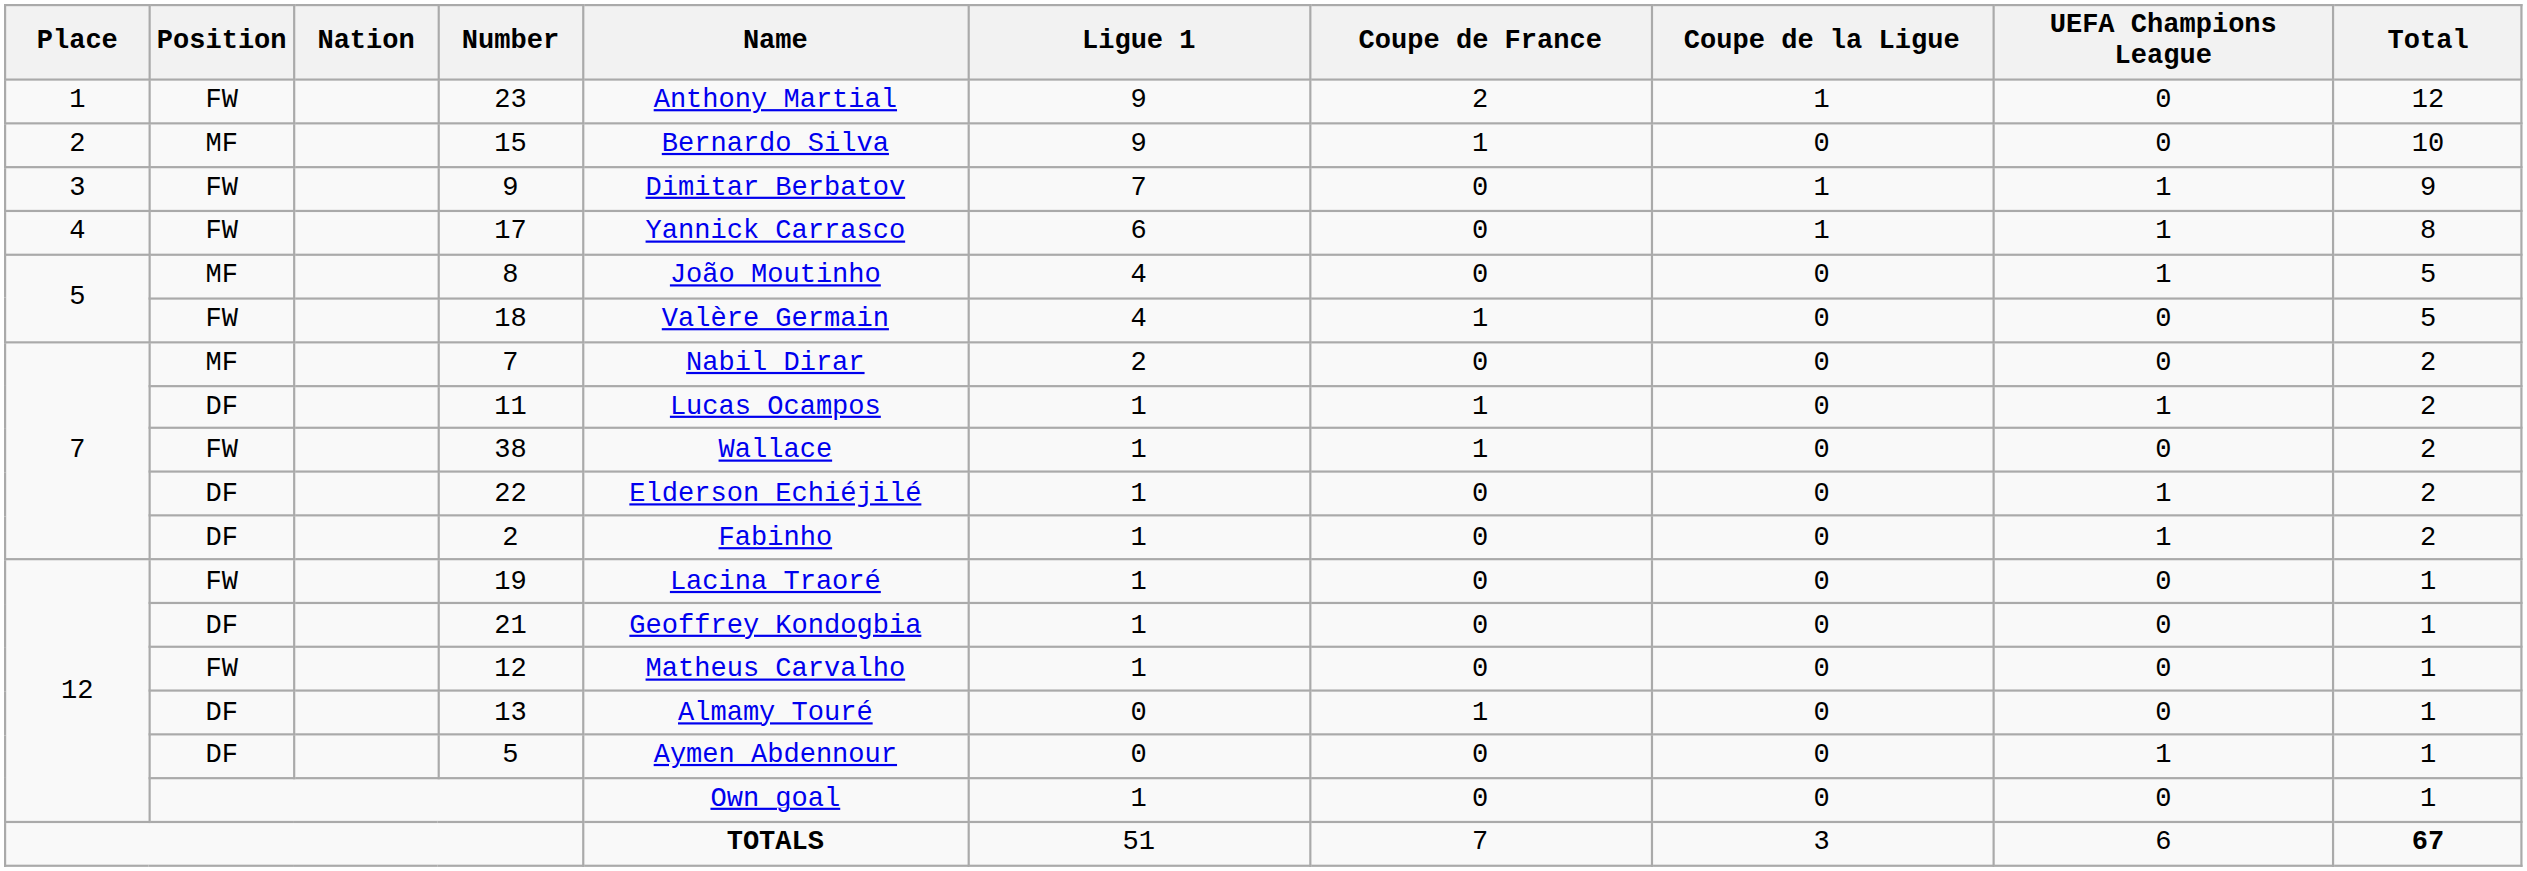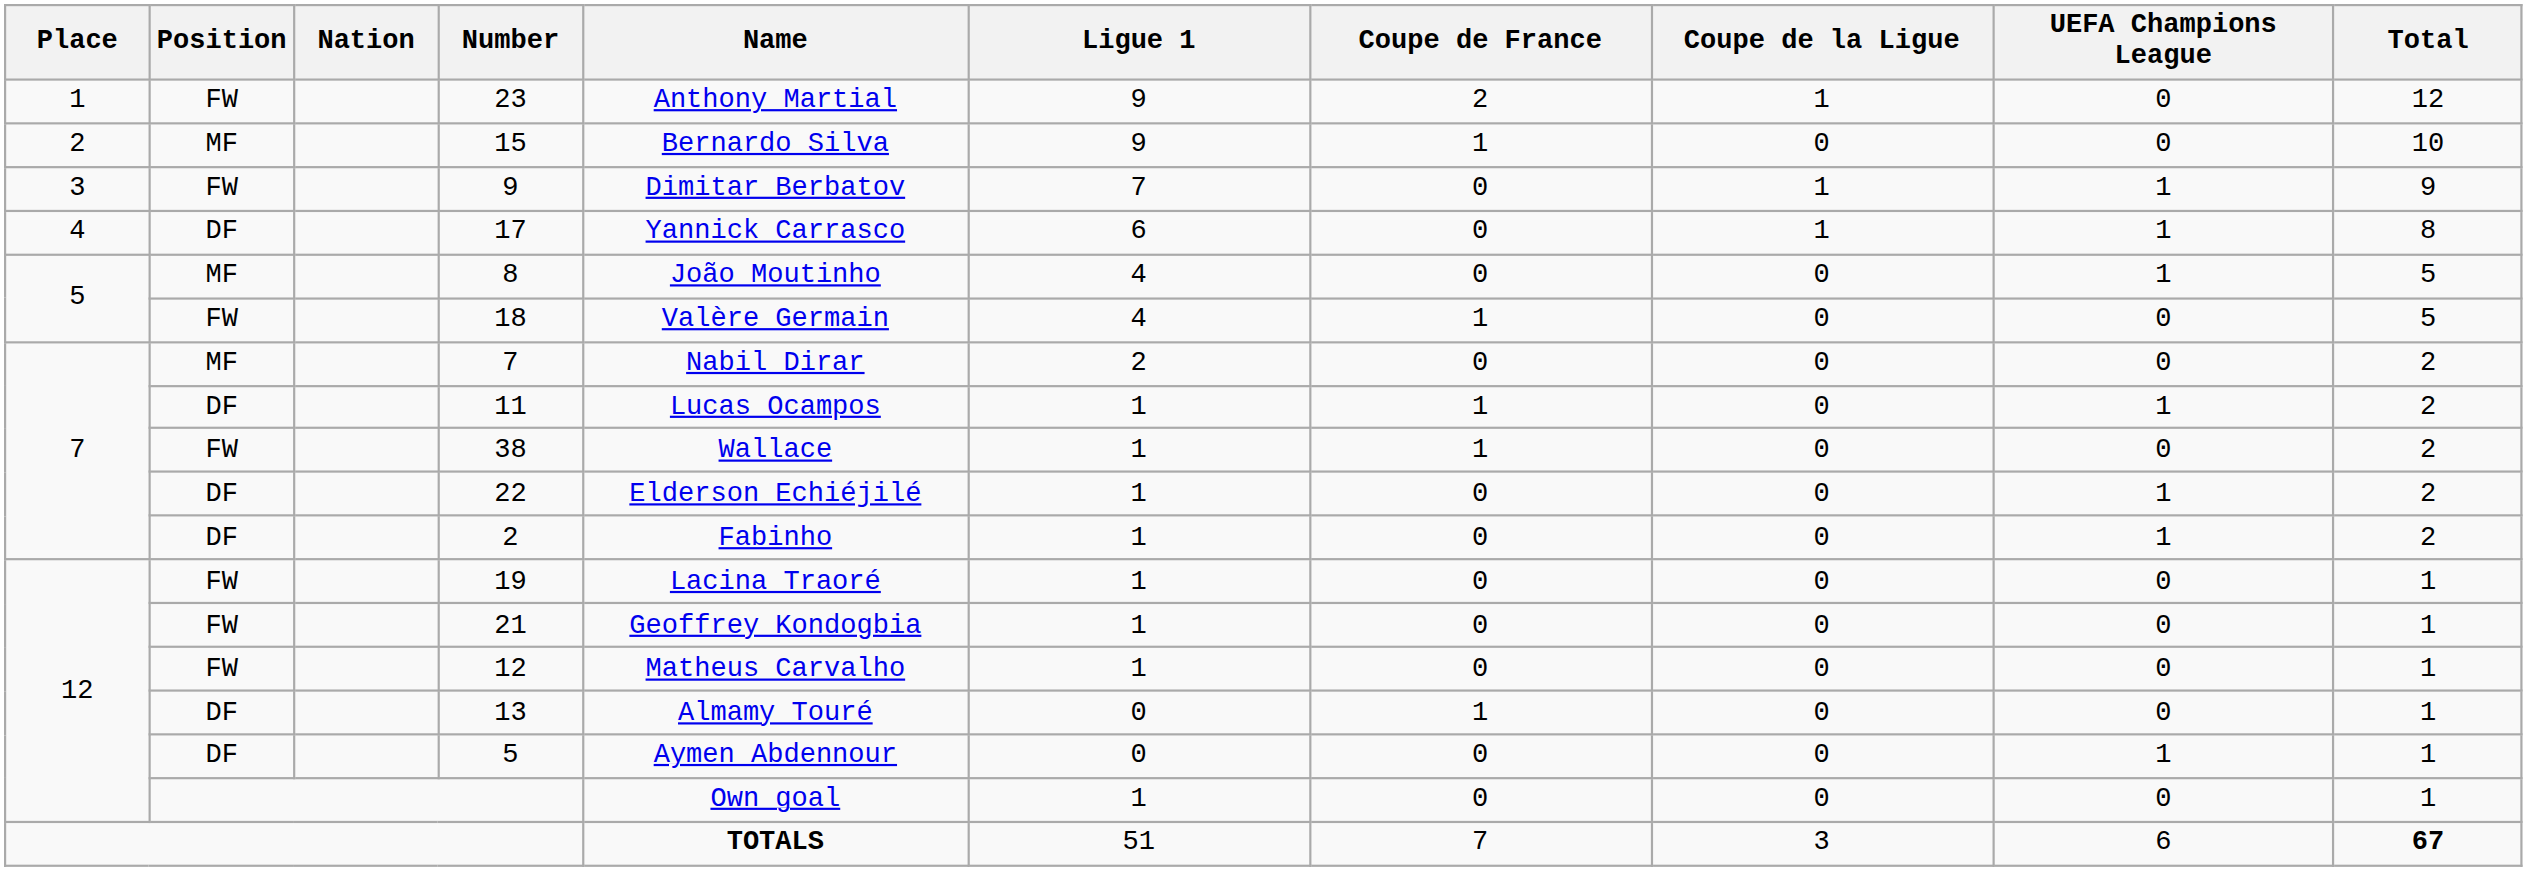(222, 233) FW -> (222, 233) DF
(222, 626) DF -> (222, 626) FW
